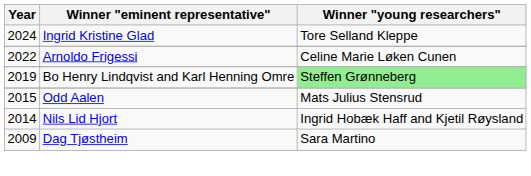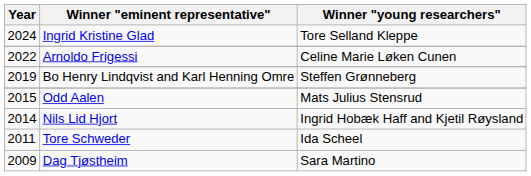(358, 77) lightgreen background -> (358, 77) no background
+ row: (86, 139)
